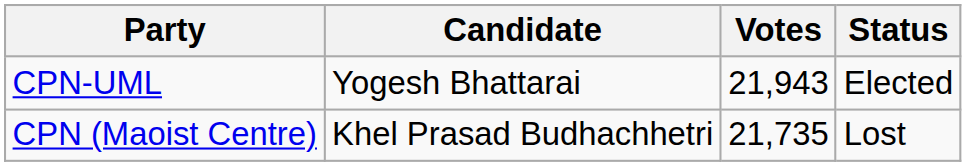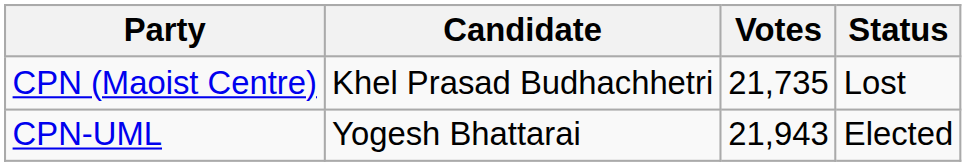rows swapped: (87, 82) <-> (165, 134)
